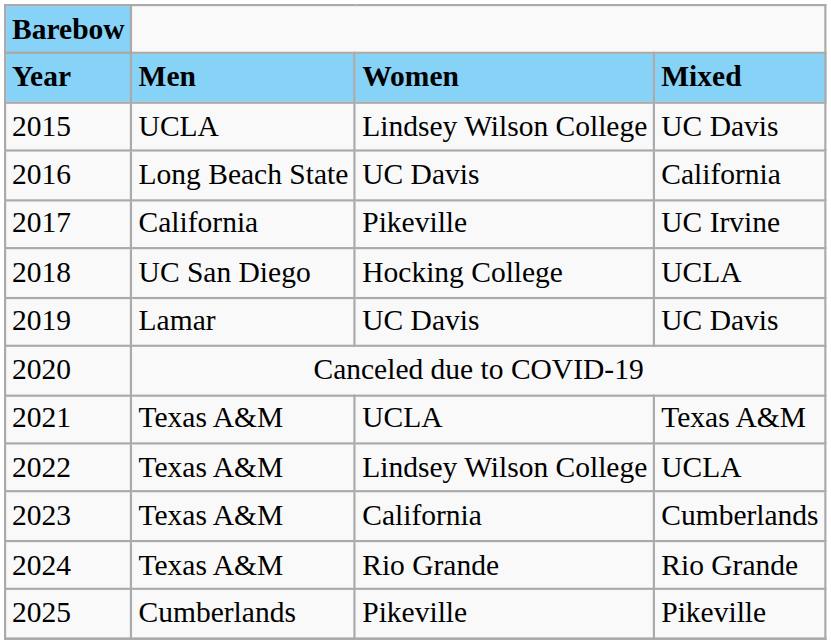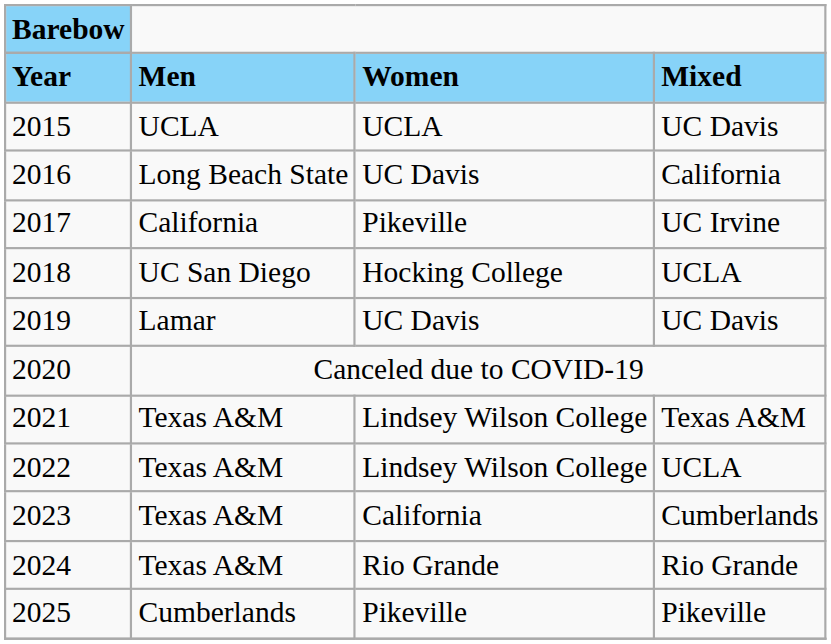(505, 125) Lindsey Wilson College -> (402, 125) UCLA
(402, 417) UCLA -> (505, 417) Lindsey Wilson College
